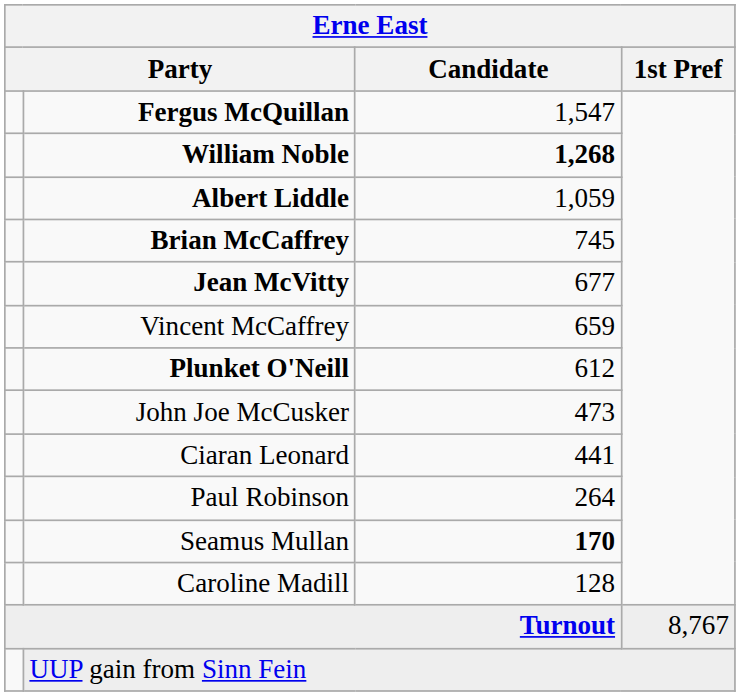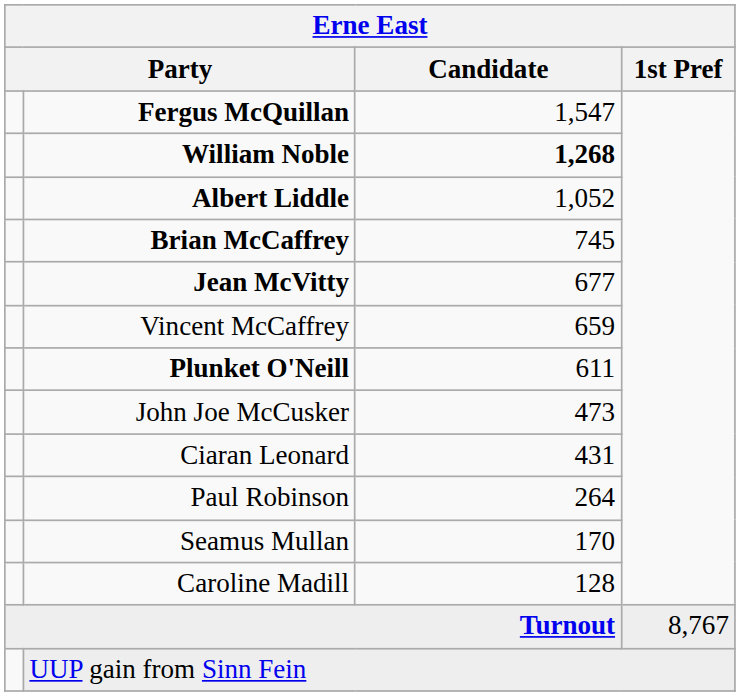(585, 197) 1,059 -> (585, 197) 1,052
(595, 369) 612 -> (595, 369) 611
(595, 454) 441 -> (595, 454) 431
(595, 540) bold -> (595, 540) normal
